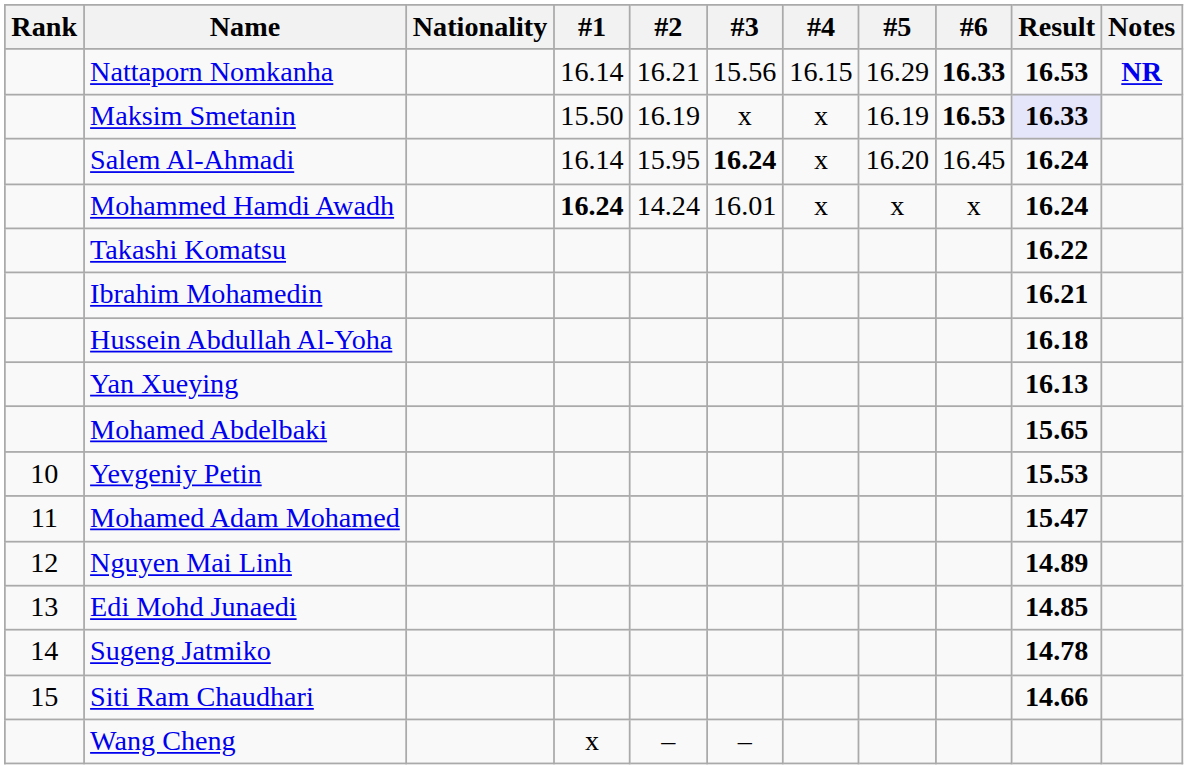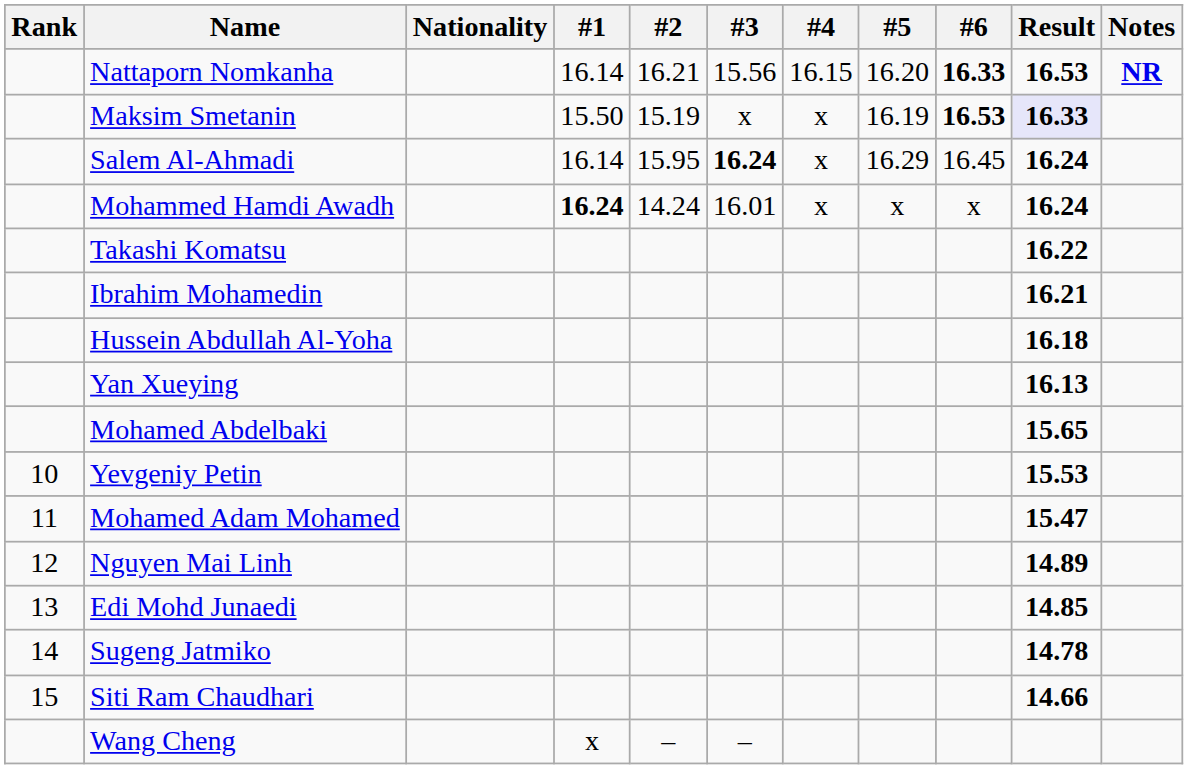(897, 71) 16.29 -> (897, 71) 16.20
(668, 116) 16.19 -> (668, 116) 15.19
(897, 160) 16.20 -> (897, 160) 16.29
